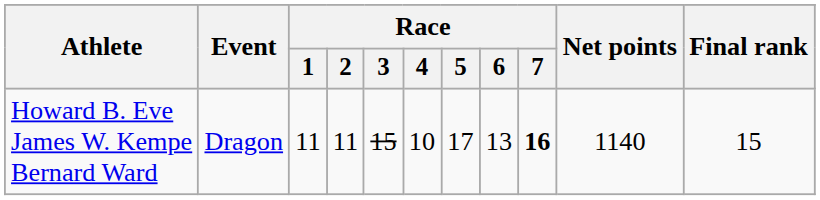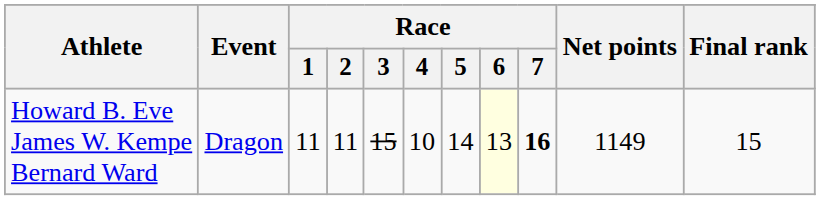(460, 141) 17 -> (460, 141) 14
(499, 141) no background -> (499, 141) lightyellow background
(620, 141) 1140 -> (620, 141) 1149
